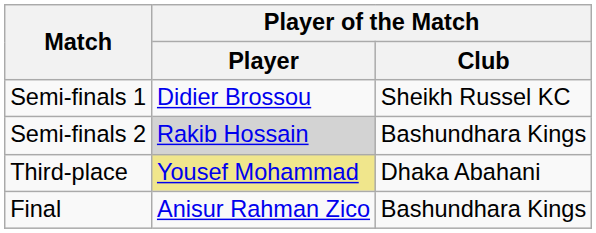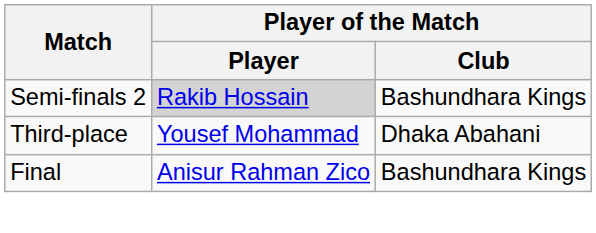- row: (78, 97)
(258, 172) khaki background -> (258, 135) no background
